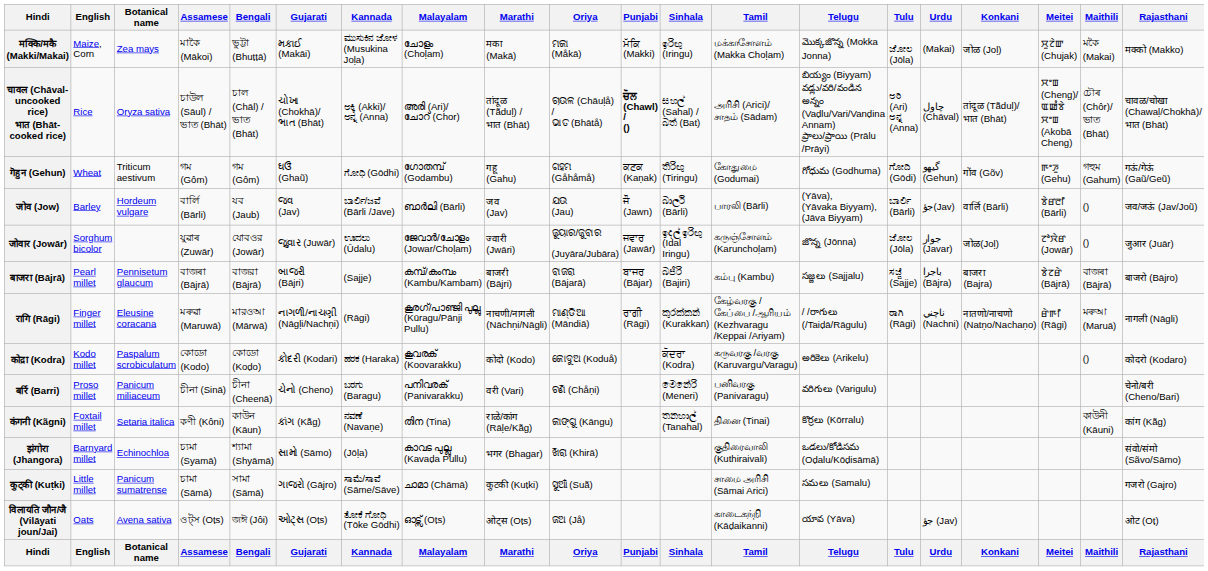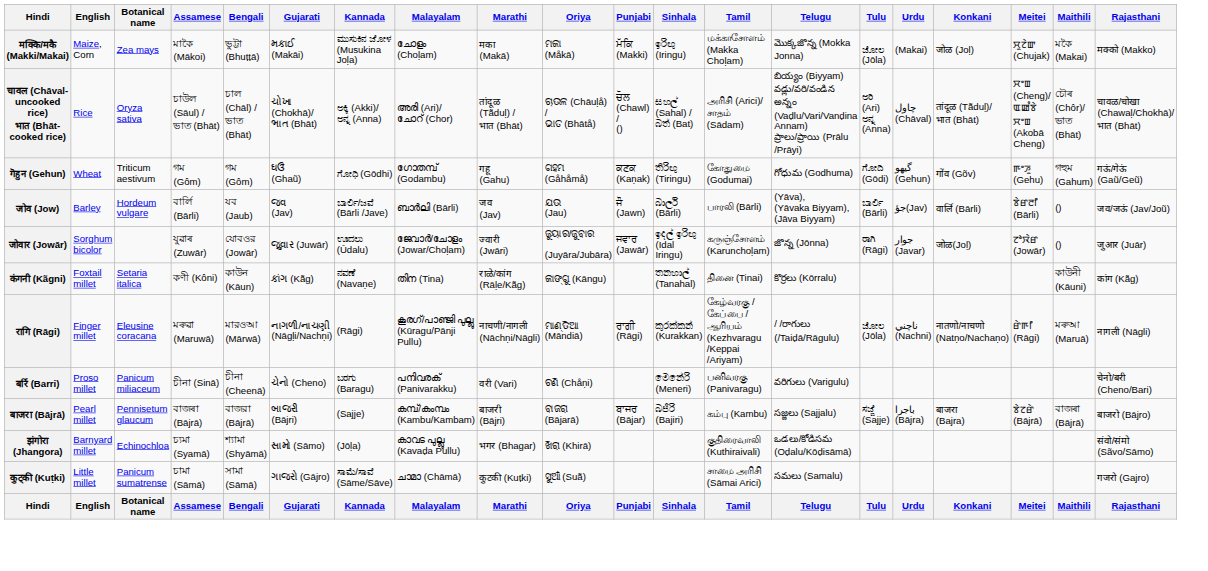(641, 112) bold -> (633, 113) normal
(901, 243) ಜೋಲ (Jōla) -> (875, 244) ರಾಗಿ (Rāgi)
rows swapped: (38, 278) <-> (38, 422)
(903, 318) ರಾಗಿ (Rāgi) -> (874, 331) ಜೋಲ (Jōla)
- row: (38, 359)
- row: (38, 521)
